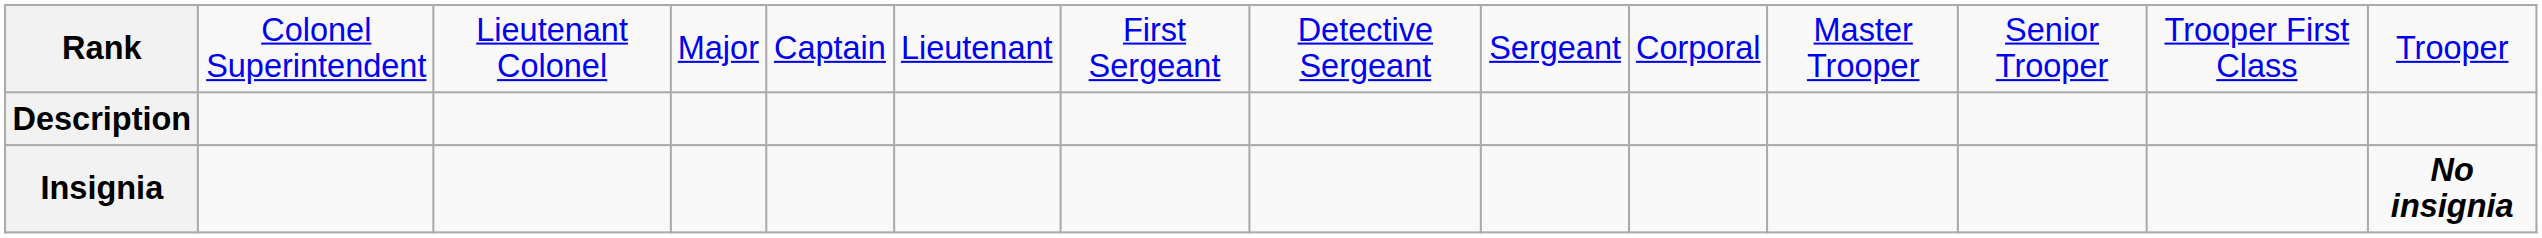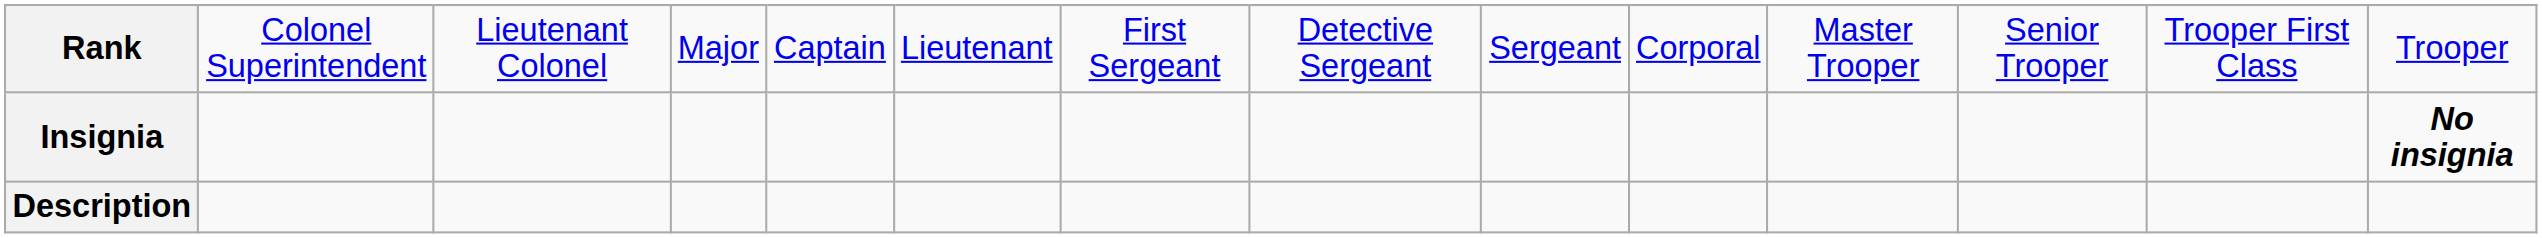rows swapped: (102, 188) <-> (102, 118)
